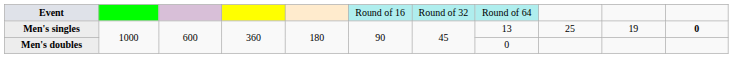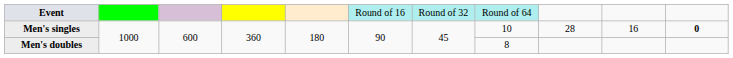(507, 29) 13 -> (507, 29) 10
(570, 29) 25 -> (570, 29) 28
(633, 29) 19 -> (633, 29) 16
(507, 45) 0 -> (507, 45) 8
